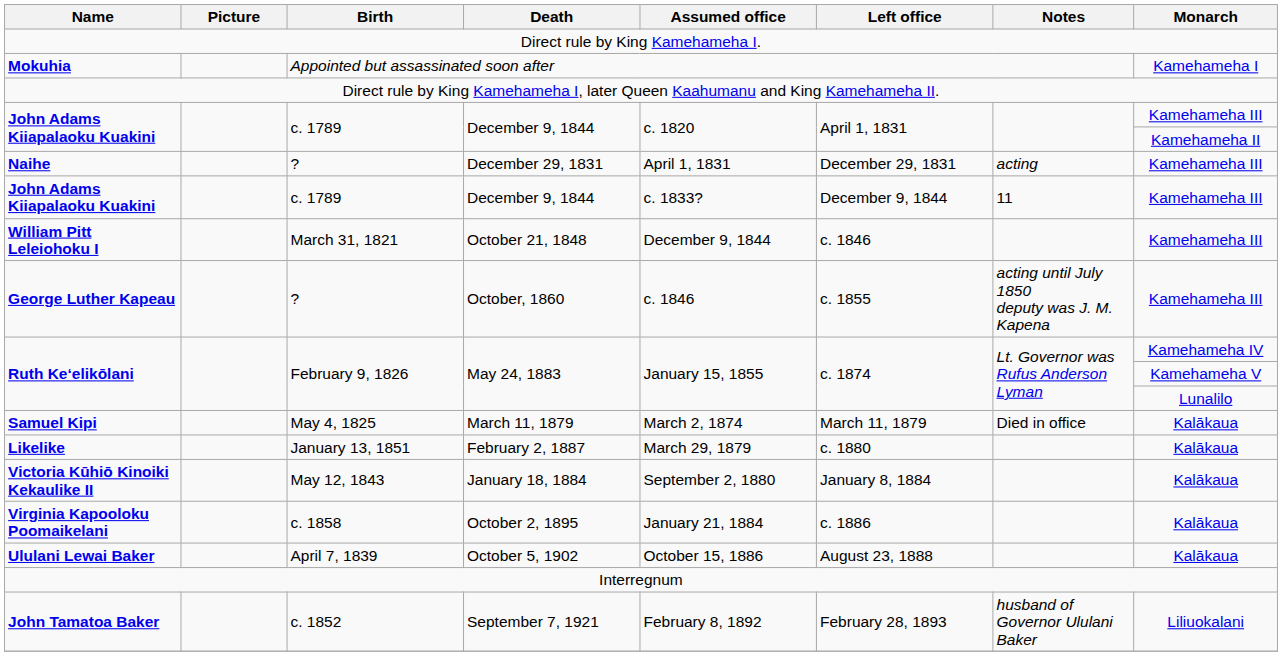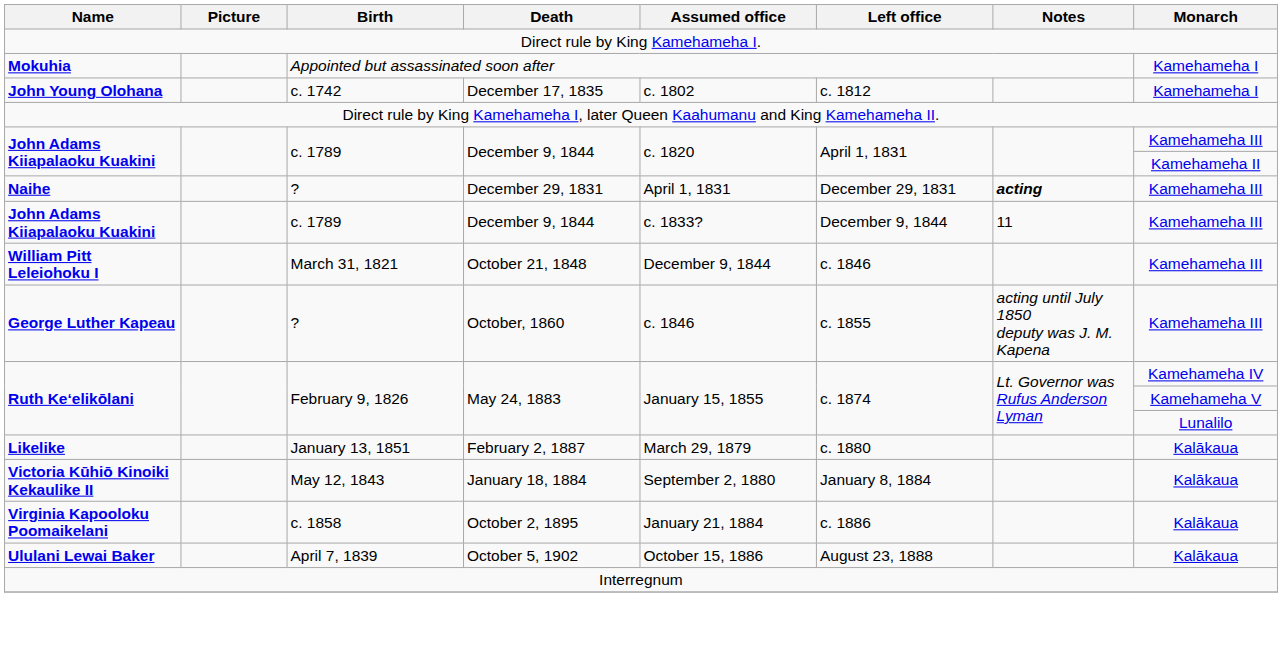+ row: (85, 91)
(1017, 164) normal -> (1019, 189) bold
- row: (52, 423)
- row: (84, 622)
